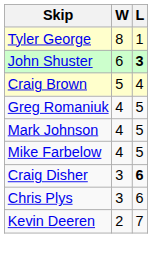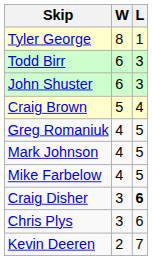+ row: (37, 61)
(139, 61) bold -> (139, 84) normal
